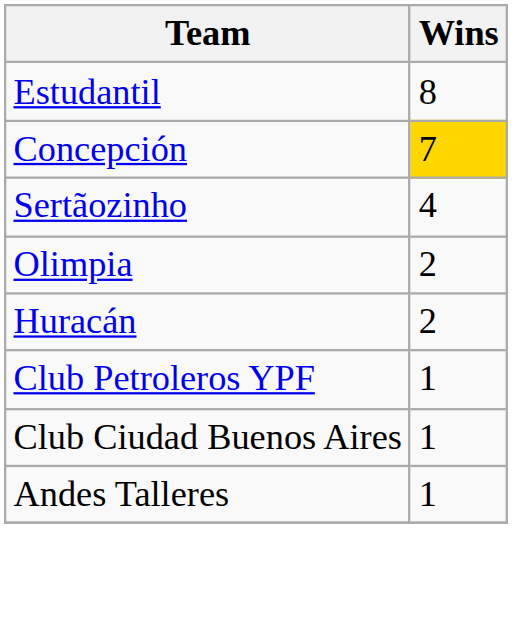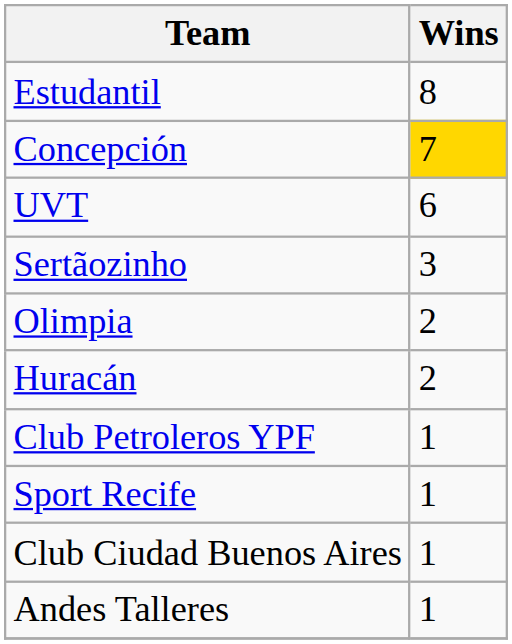+ row: (51, 206)
(428, 206) 4 -> (428, 263) 3
+ row: (105, 494)
